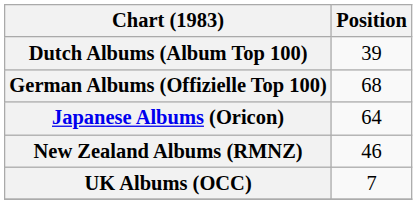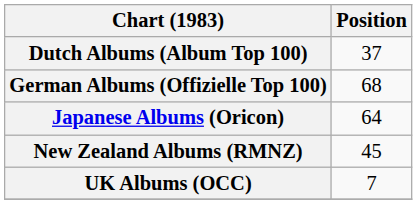(372, 53) 39 -> (372, 53) 37
(372, 150) 46 -> (372, 150) 45
